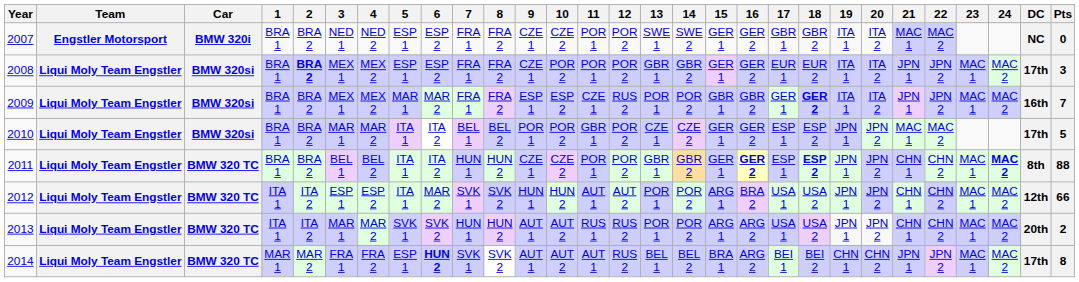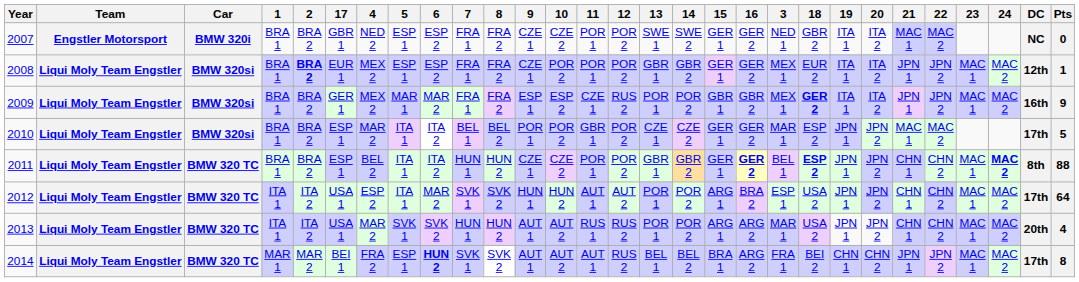columns swapped: (341, 13) <-> (783, 13)
(1036, 70) 17th -> (1036, 70) 12th
(1063, 70) 3 -> (1063, 70) 1
(1063, 102) 7 -> (1063, 102) 9
(1036, 197) 12th -> (1036, 197) 17th
(1063, 197) 66 -> (1063, 197) 64
(1063, 229) 2 -> (1063, 229) 4
